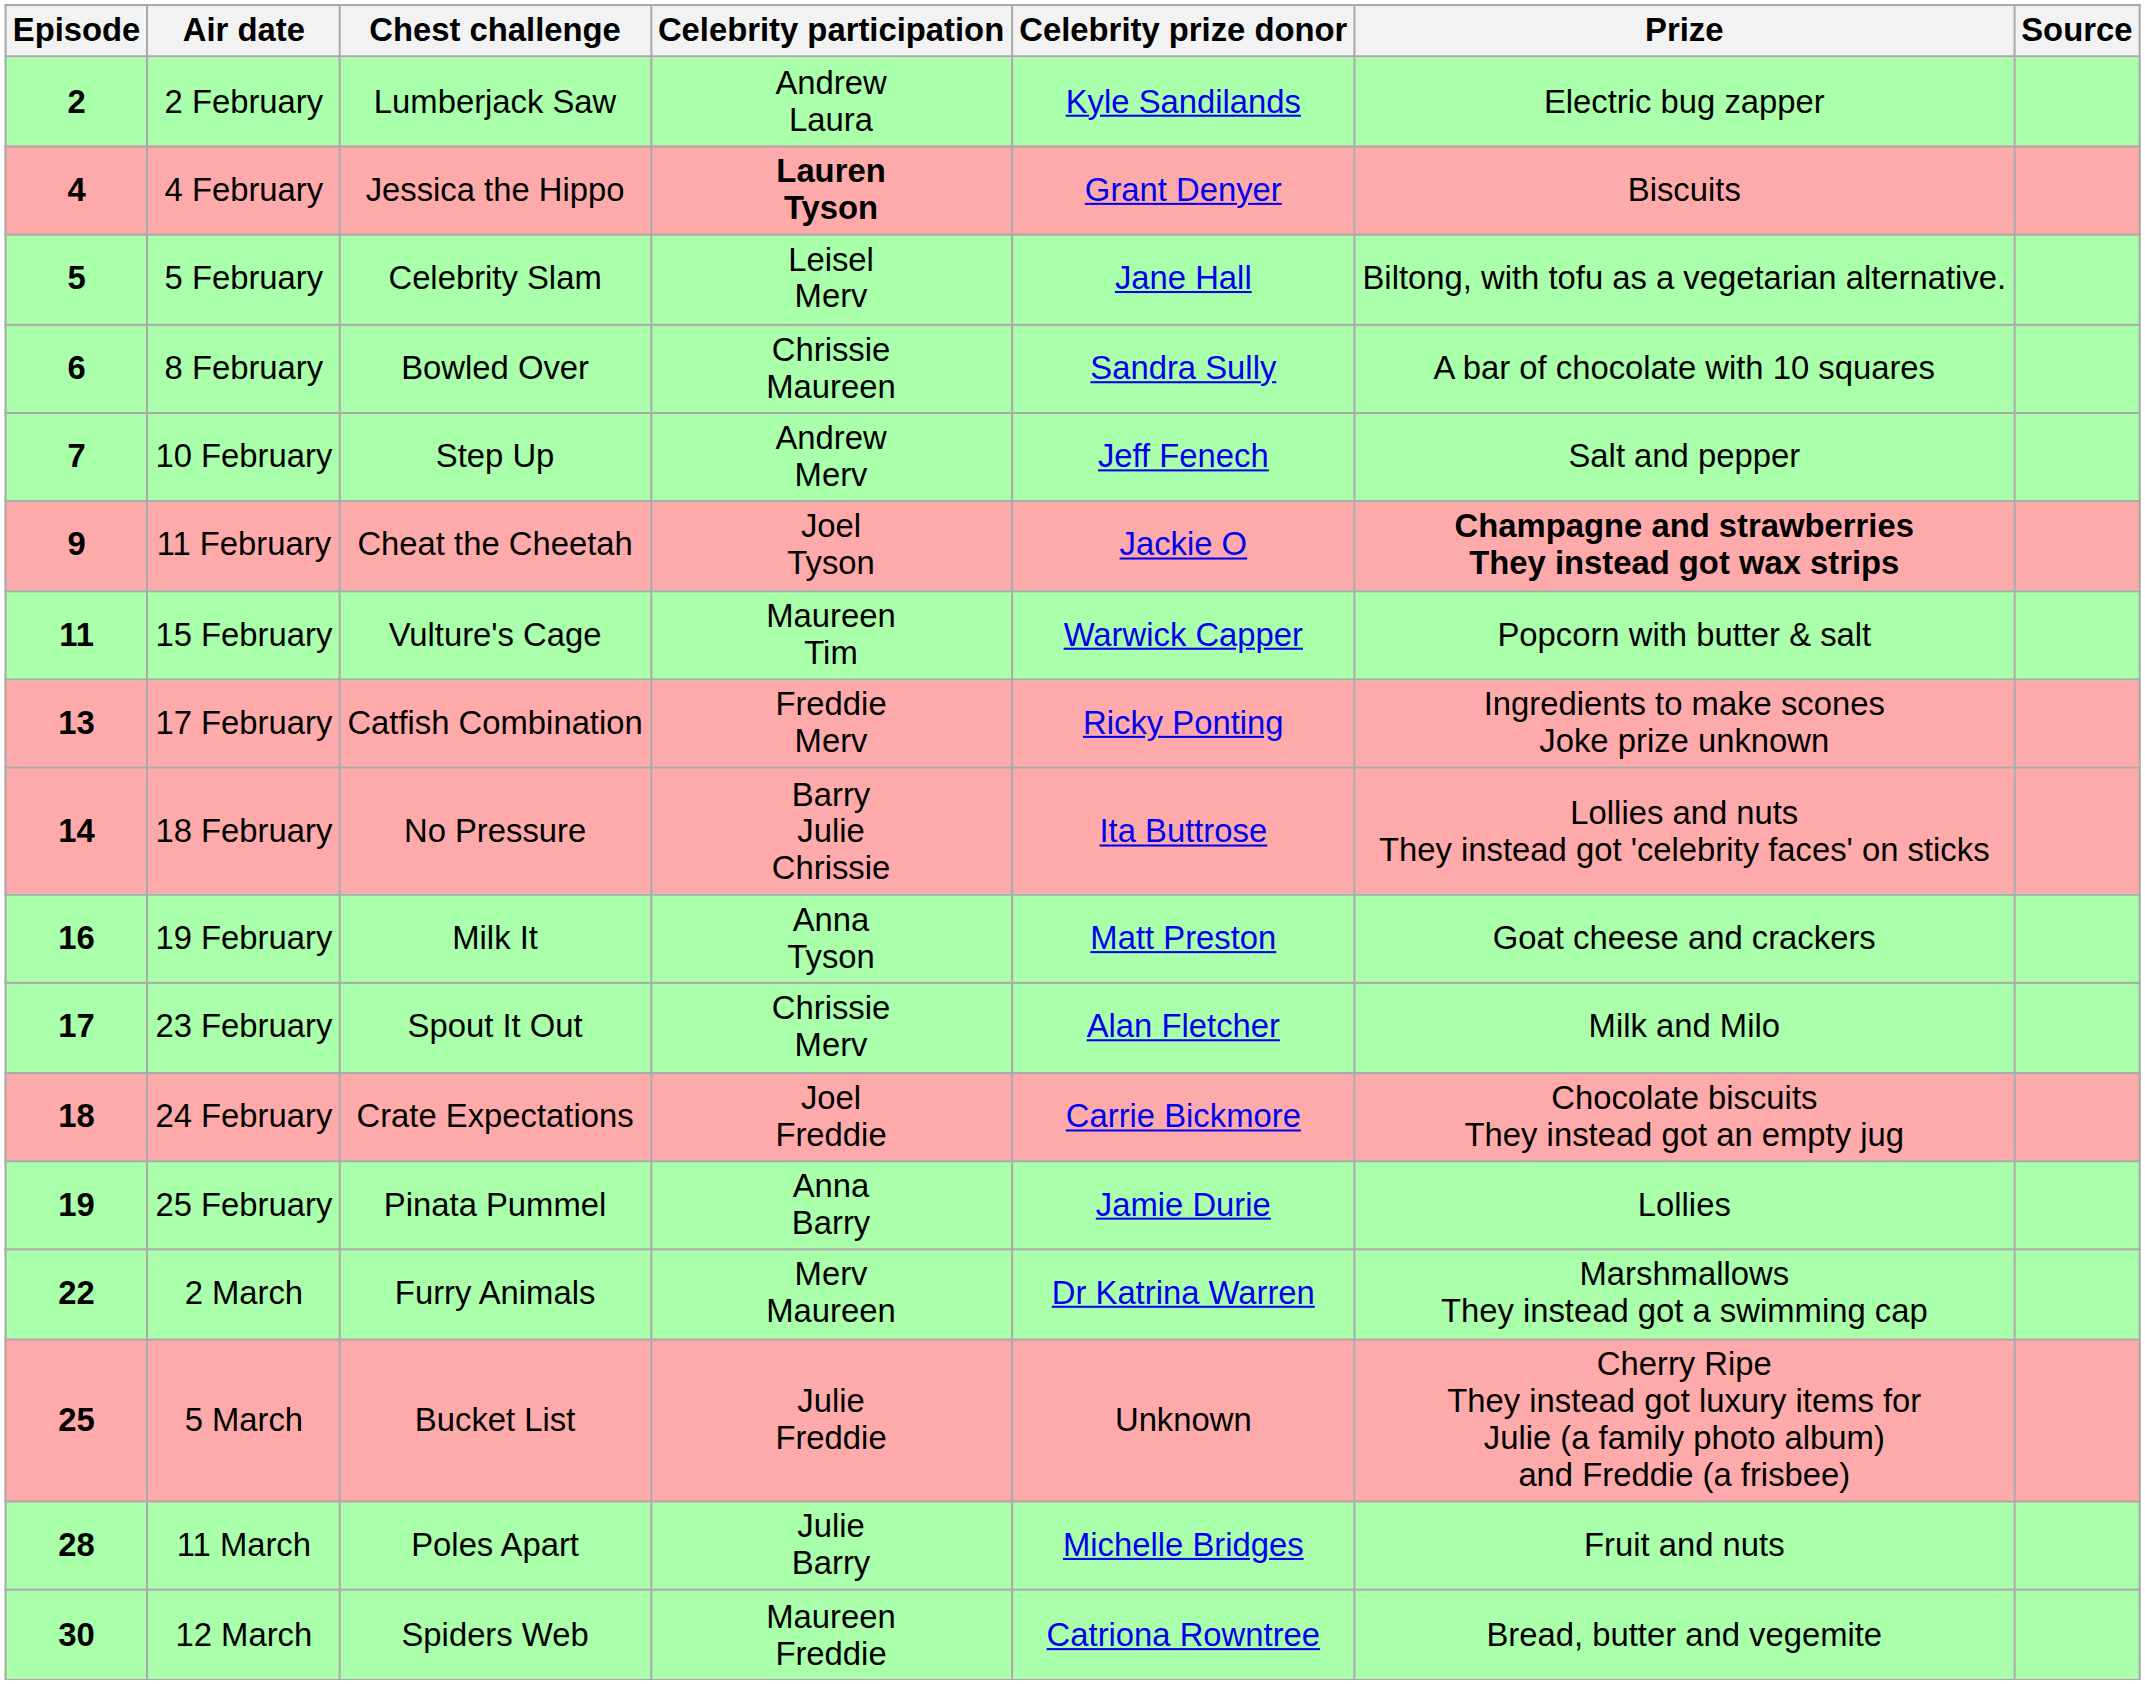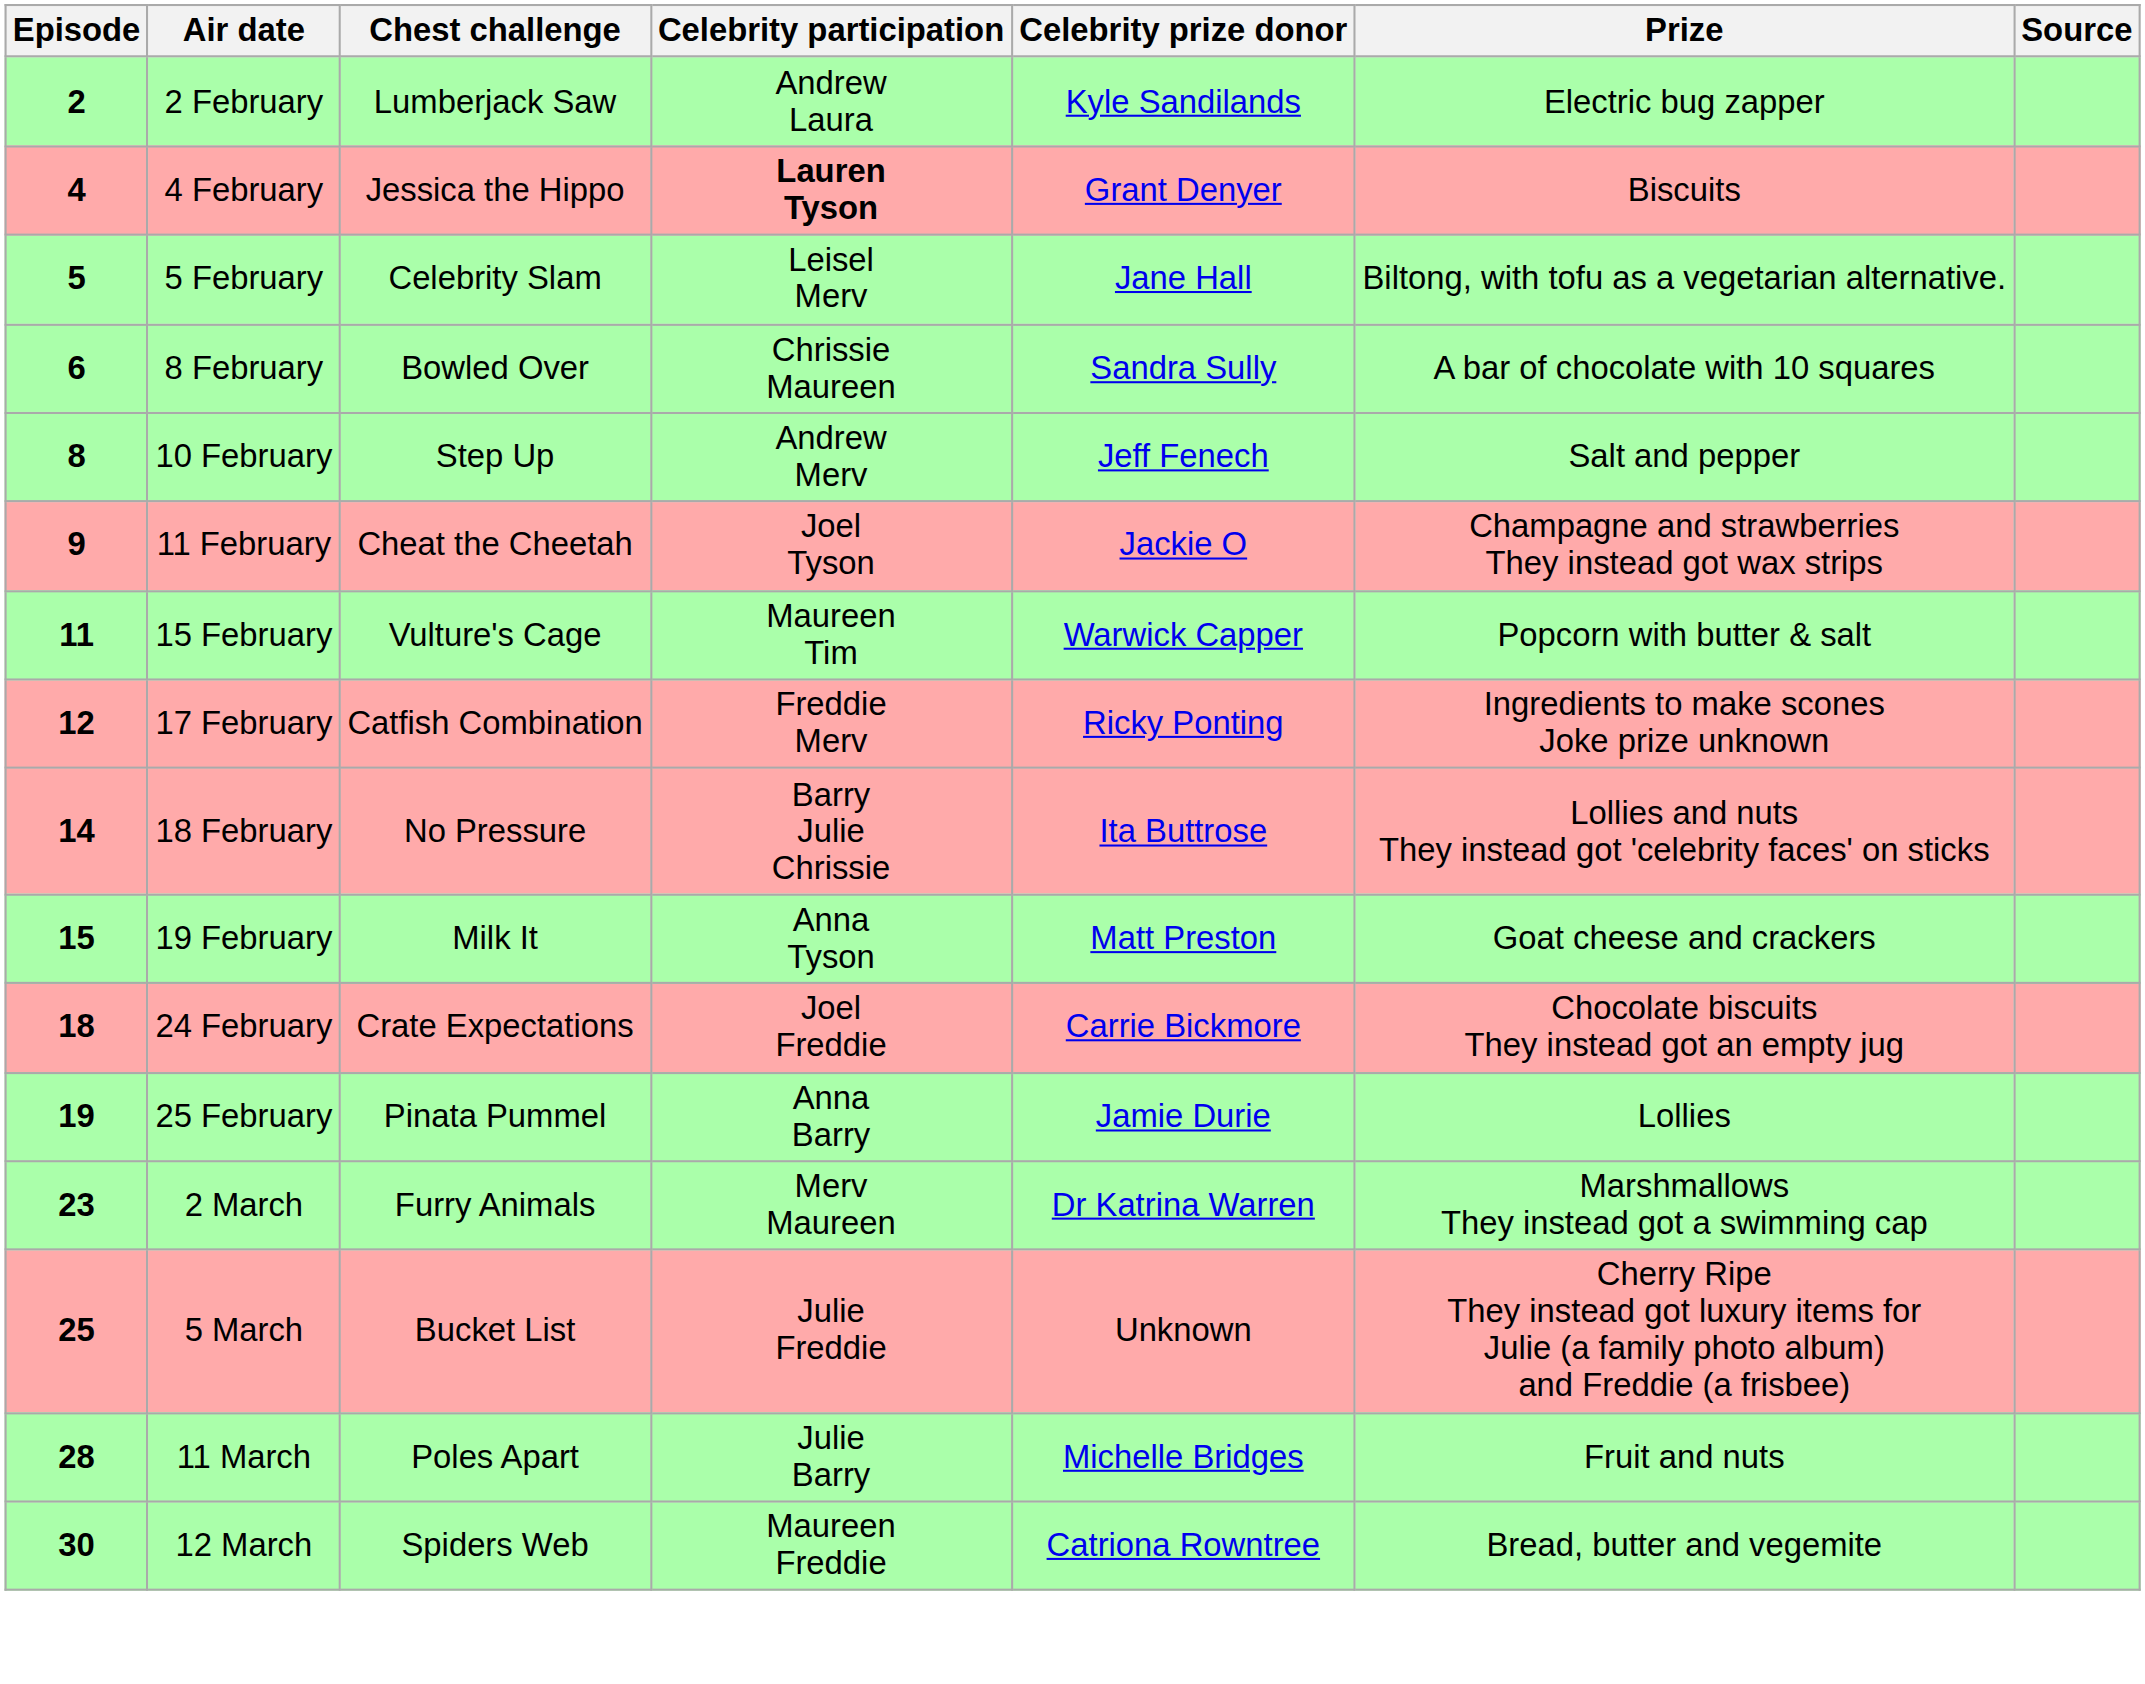(77, 456) 7 -> (77, 456) 8
(1684, 545) bold -> (1684, 545) normal
(77, 723) 13 -> (77, 723) 12
(77, 938) 16 -> (77, 938) 15
- row: (244, 1027)
(77, 1293) 22 -> (77, 1204) 23
